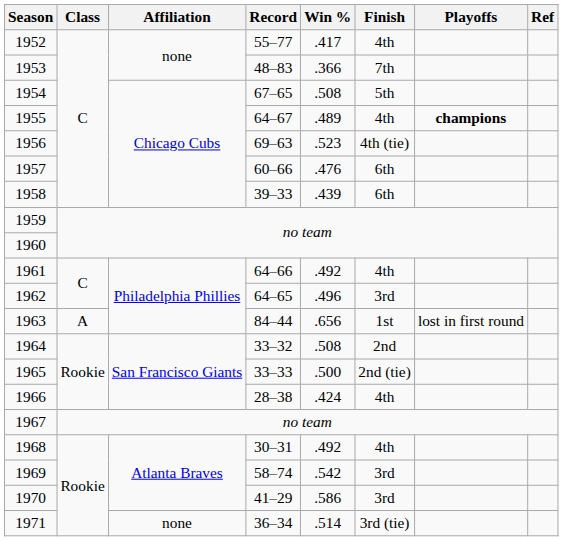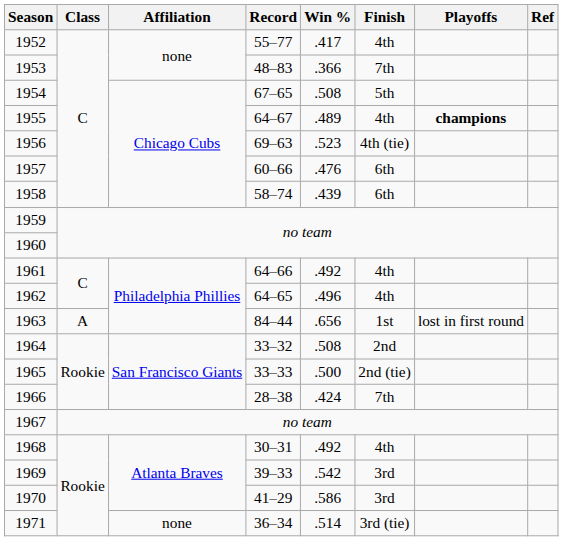(273, 194) 39–33 -> (273, 194) 58–74
(385, 295) 3rd -> (385, 295) 4th
(385, 397) 4th -> (385, 397) 7th
(273, 472) 58–74 -> (273, 472) 39–33
